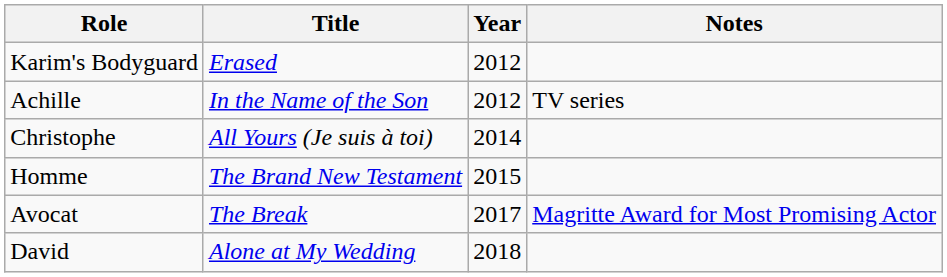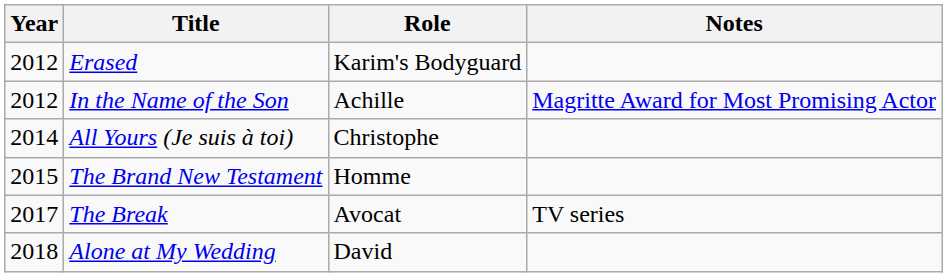columns swapped: (497, 23) <-> (104, 23)
(578, 99) TV series -> (734, 99) Magritte Award for Most Promising Actor
(734, 213) Magritte Award for Most Promising Actor -> (578, 213) TV series
